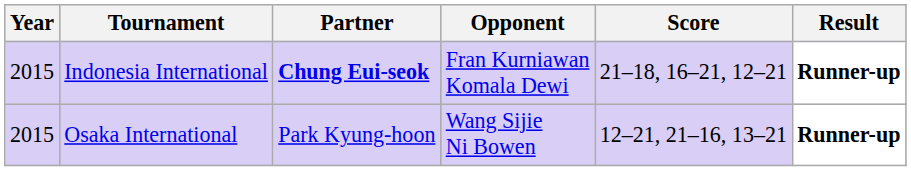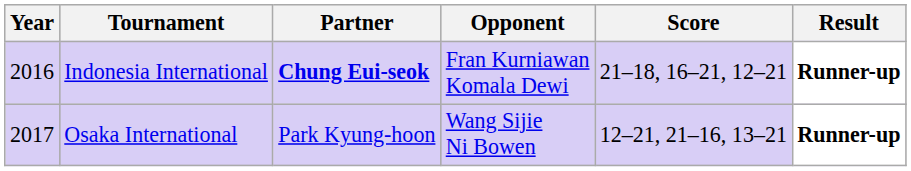(32, 72) 2015 -> (32, 72) 2016
(32, 134) 2015 -> (32, 134) 2017
